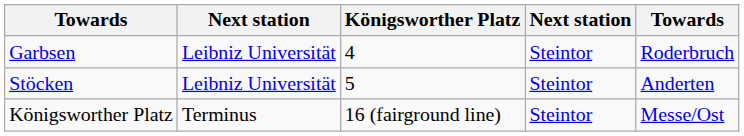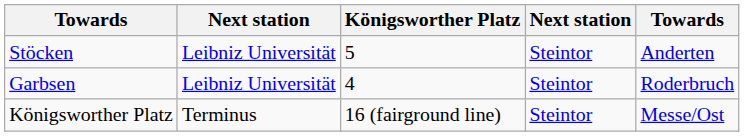rows swapped: (42, 51) <-> (41, 83)
